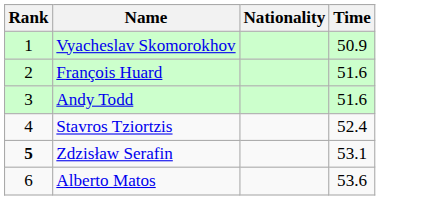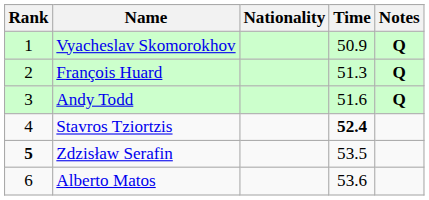+ column: (399, 18)
(352, 72) 51.6 -> (352, 72) 51.3
(352, 126) normal -> (352, 126) bold
(352, 153) 53.1 -> (352, 153) 53.5
